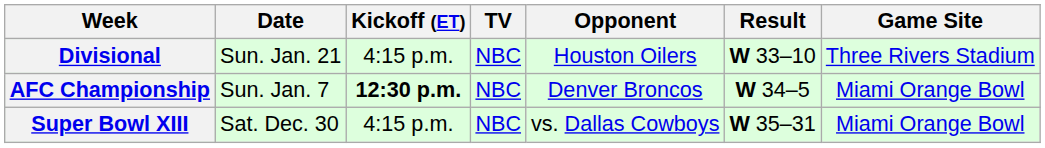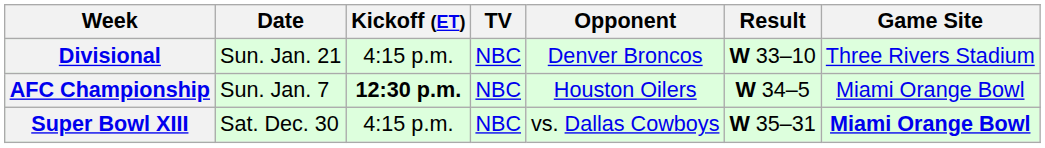(625, 55) Houston Oilers -> (625, 55) Denver Broncos
(625, 90) Denver Broncos -> (625, 90) Houston Oilers
(930, 124) normal -> (930, 124) bold
